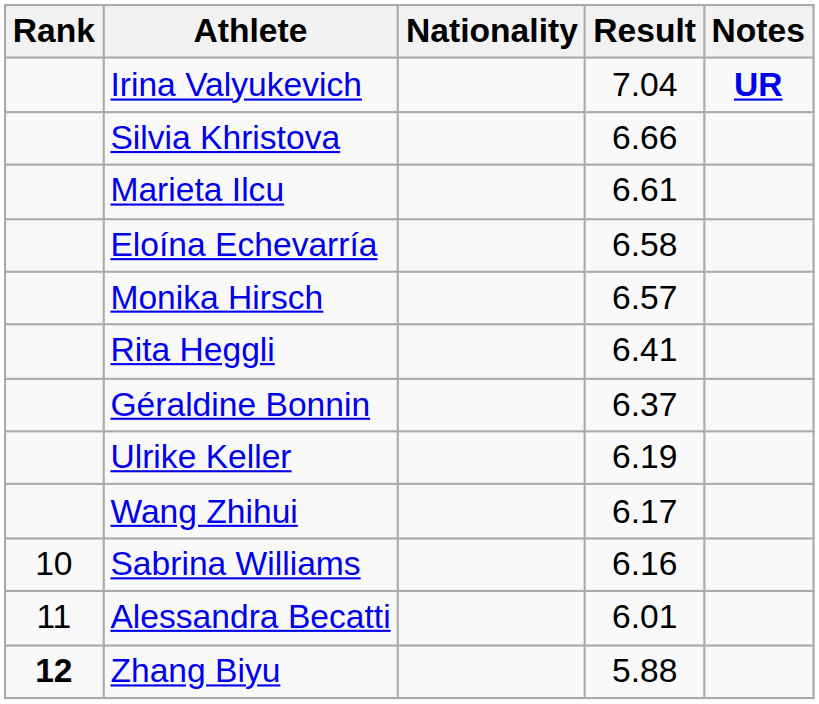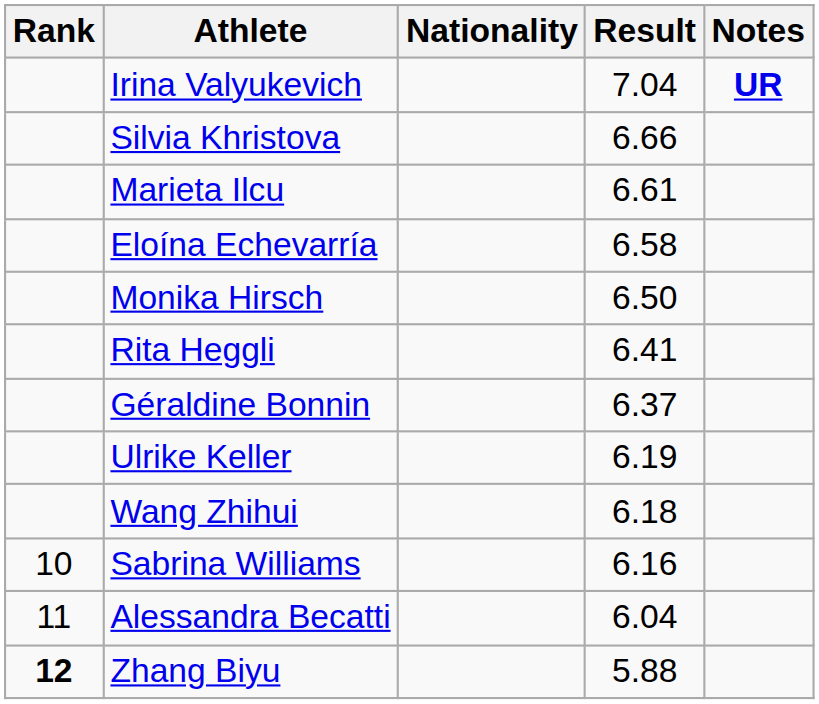(645, 297) 6.57 -> (645, 297) 6.50
(645, 510) 6.17 -> (645, 510) 6.18
(645, 617) 6.01 -> (645, 617) 6.04
